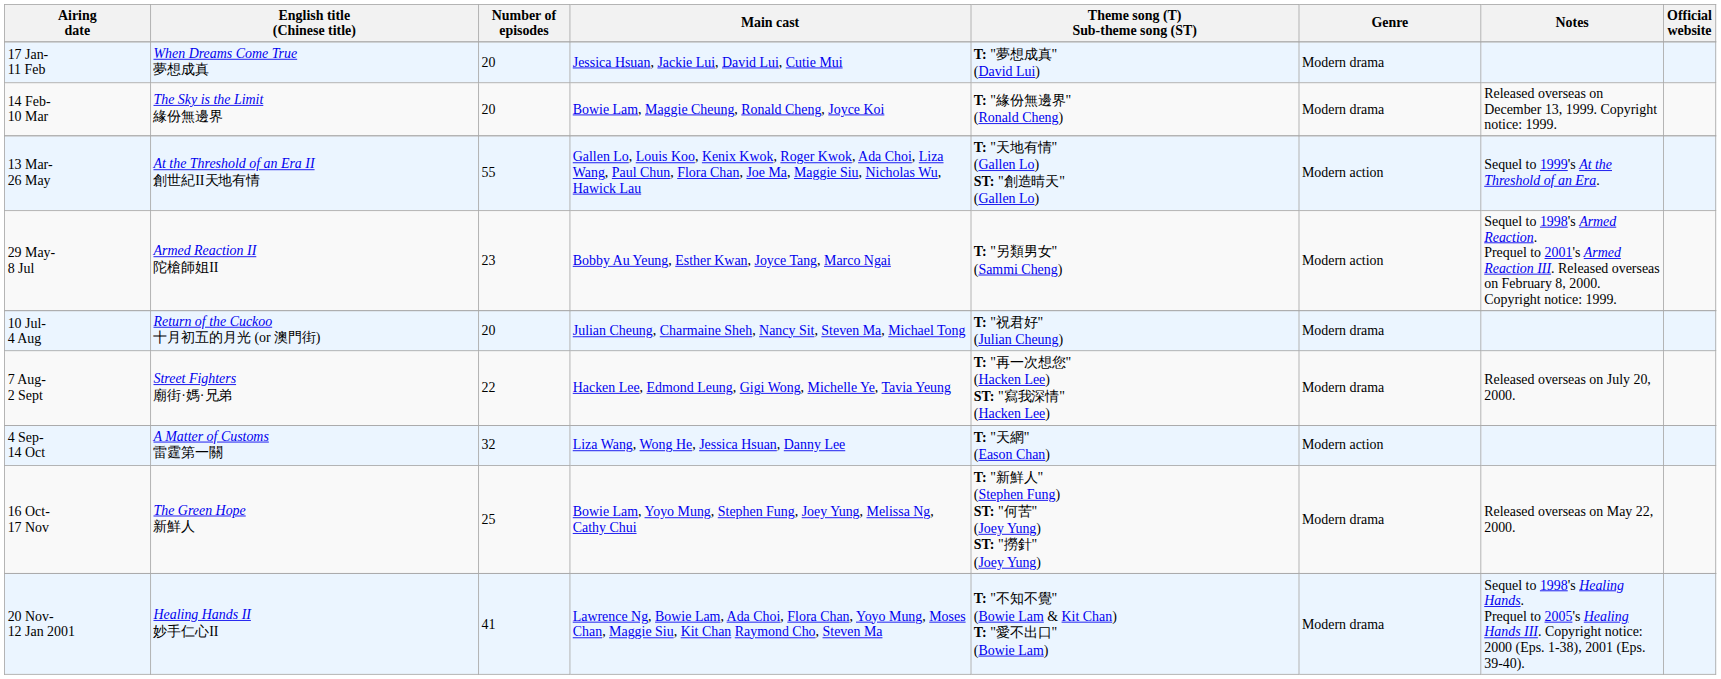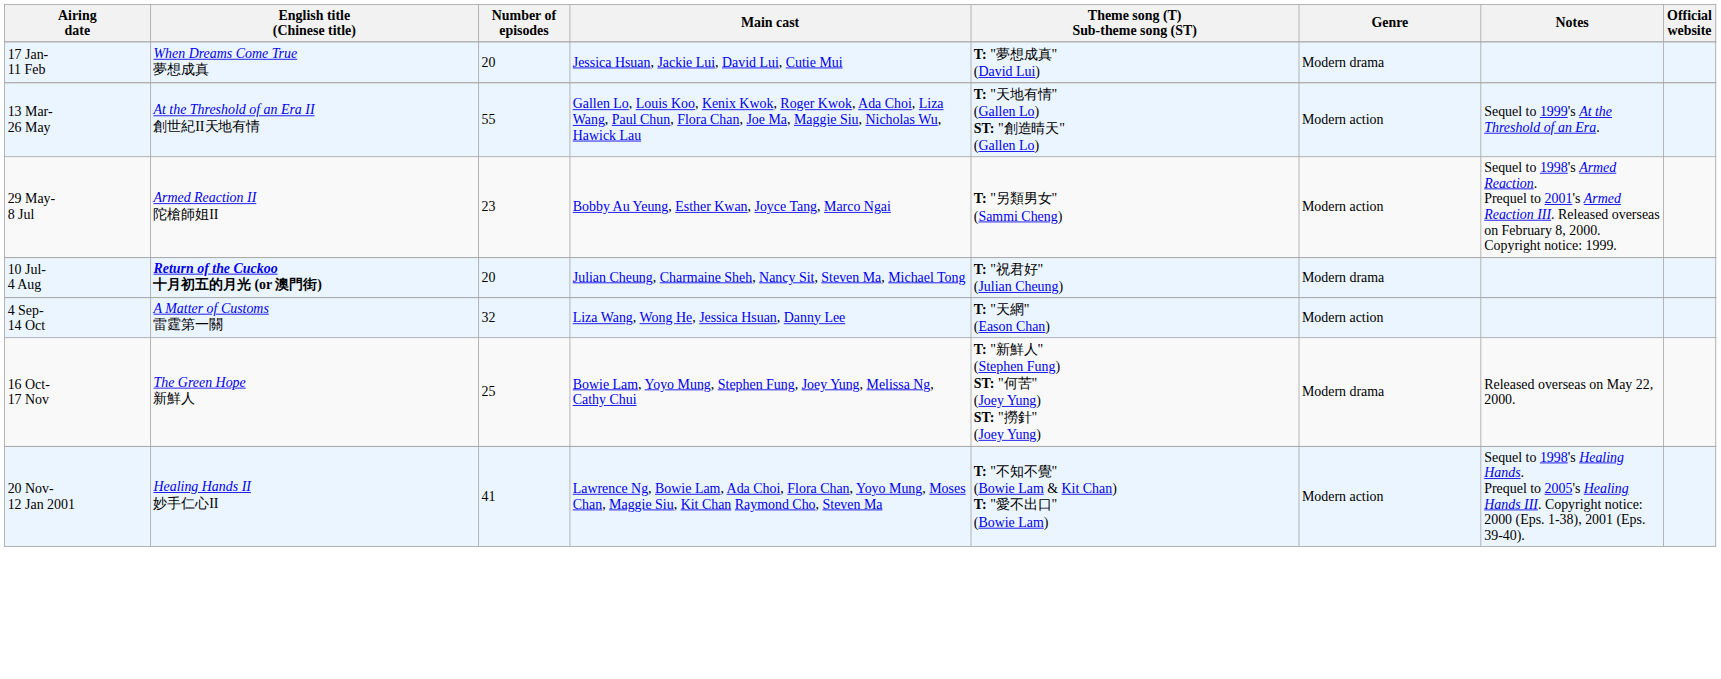- row: (29, 109)
(237, 329) normal -> (238, 276) bold
- row: (27, 388)
(1343, 623) Modern drama -> (1343, 496) Modern action
